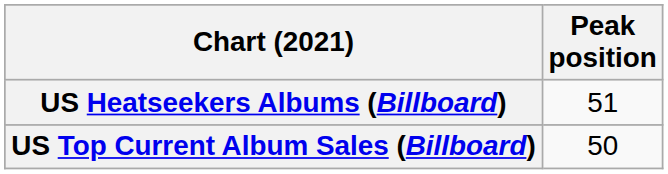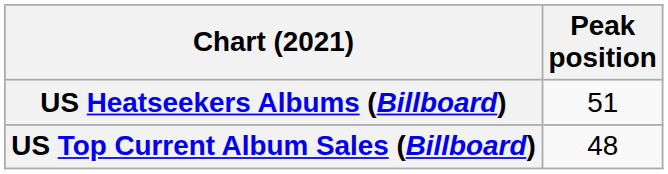(603, 146) 50 -> (603, 146) 48
